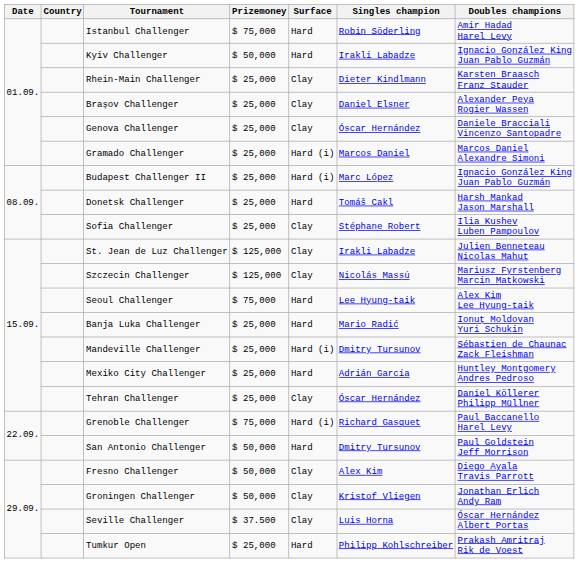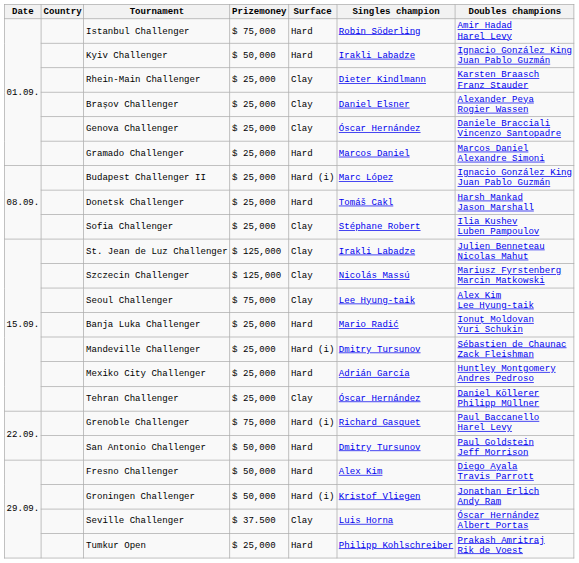(313, 153) Hard (i) -> (302, 153) Hard
(302, 300) Hard -> (302, 300) Clay
(302, 472) Clay -> (302, 472) Hard
(302, 496) Clay -> (313, 496) Hard (i)
